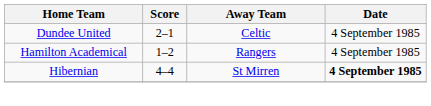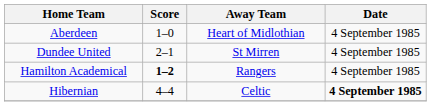+ row: (74, 33)
(256, 33) Celtic -> (256, 52) St Mirren
(165, 52) normal -> (165, 71) bold
(256, 71) St Mirren -> (256, 91) Celtic
